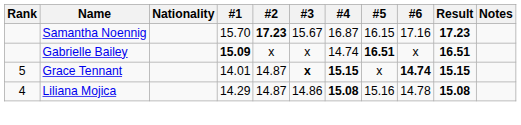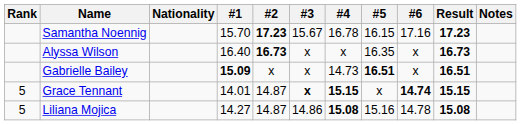(343, 33) 16.87 -> (343, 33) 16.78
+ row: (80, 52)
(343, 52) 14.74 -> (343, 71) 14.73
(22, 91) 4 -> (22, 110) 5
(235, 91) 14.29 -> (235, 110) 14.27
